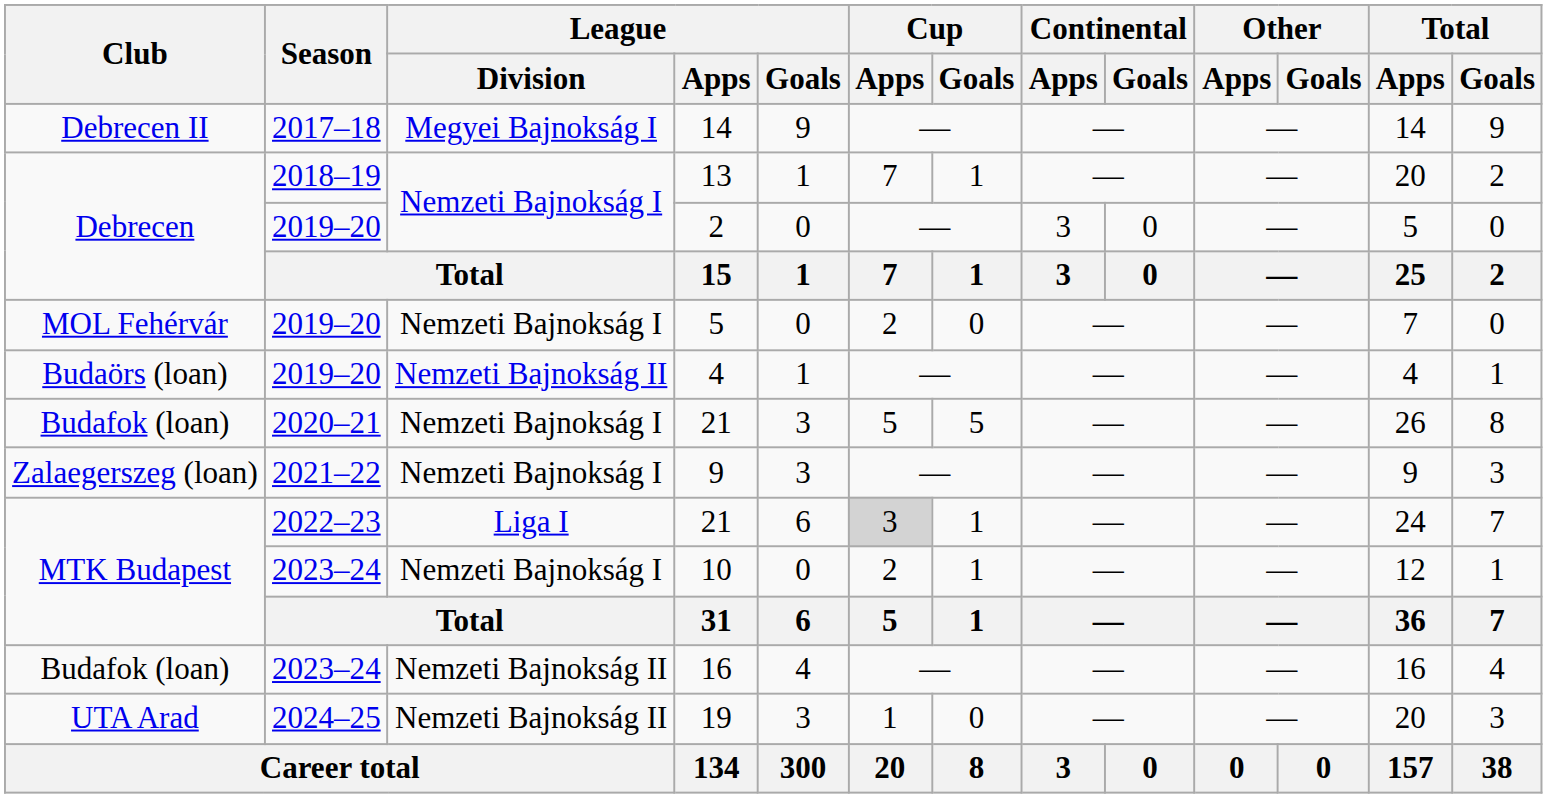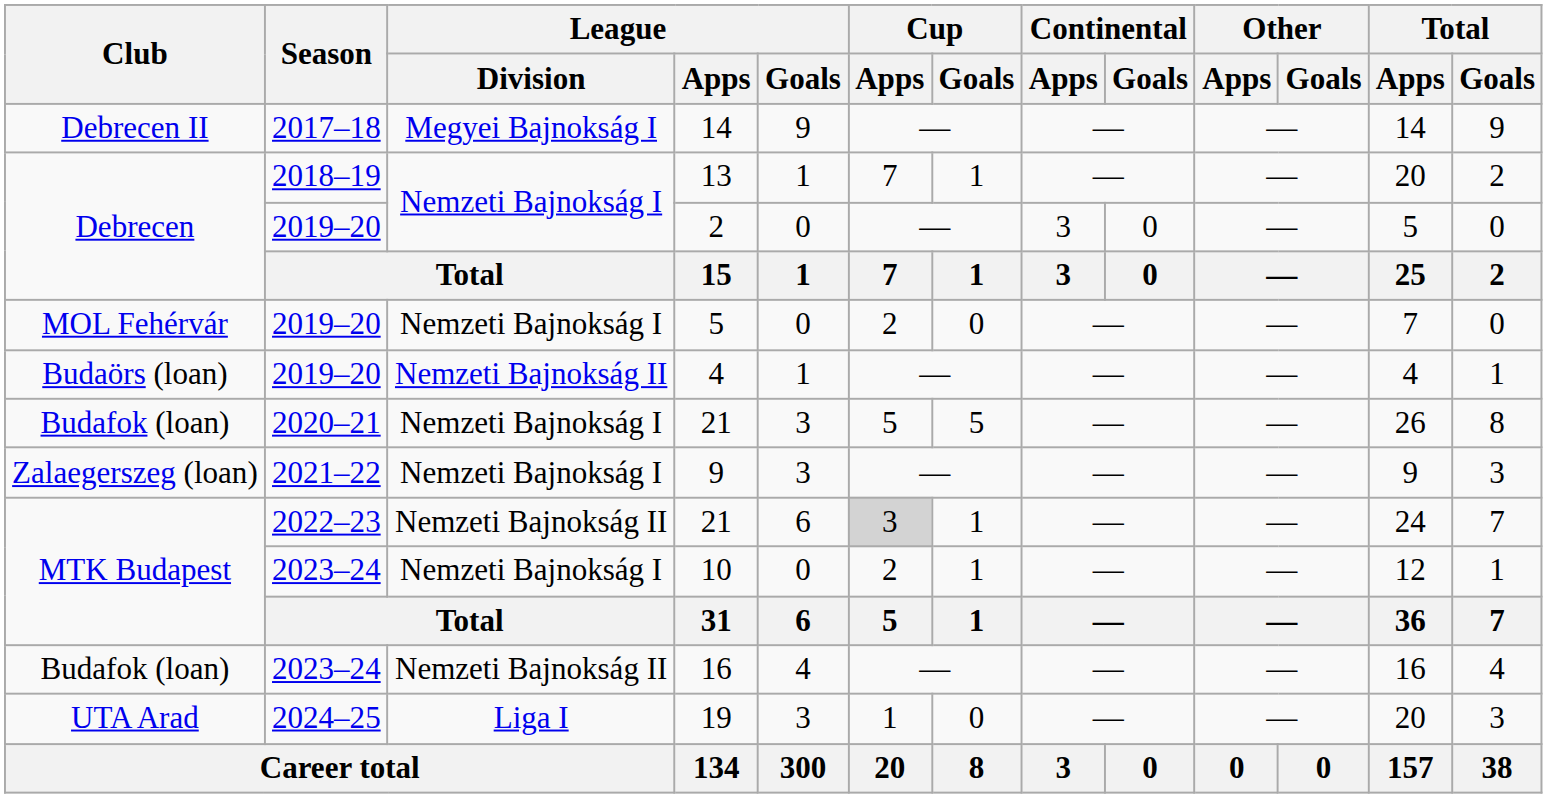(531, 521) Liga I -> (531, 521) Nemzeti Bajnokság II
(531, 718) Nemzeti Bajnokság II -> (531, 718) Liga I
